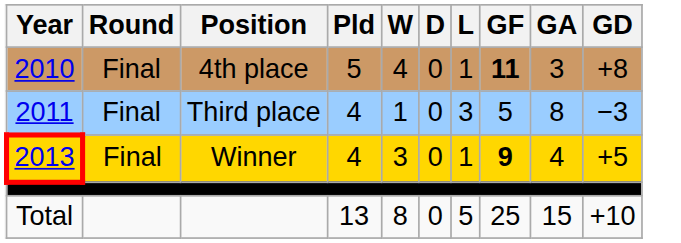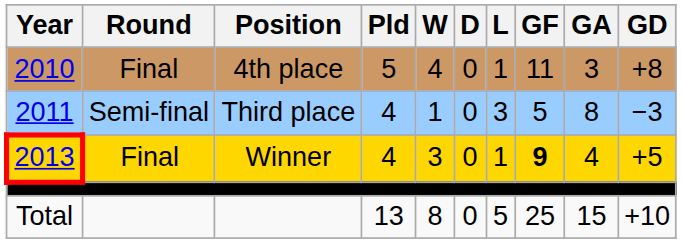(505, 68) bold -> (540, 68) normal
(132, 112) Final -> (149, 112) Semi-final
